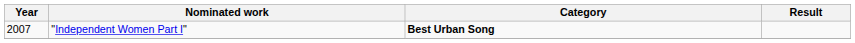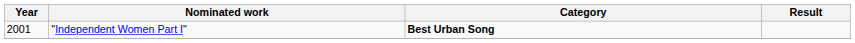(19, 30) 2007 -> (19, 30) 2001
